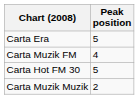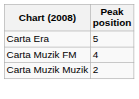- row: (43, 70)
